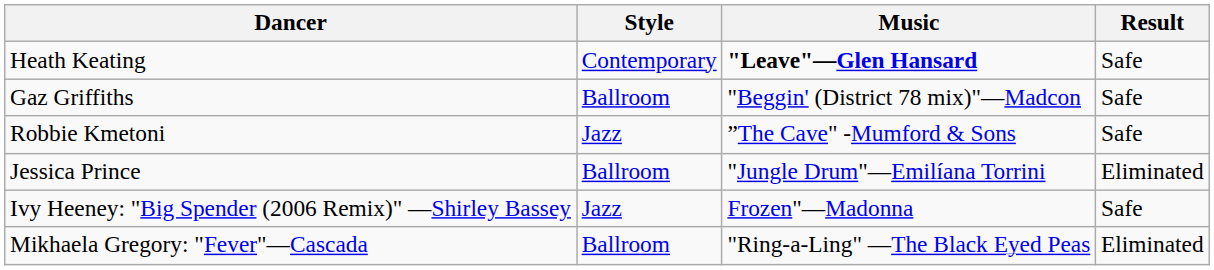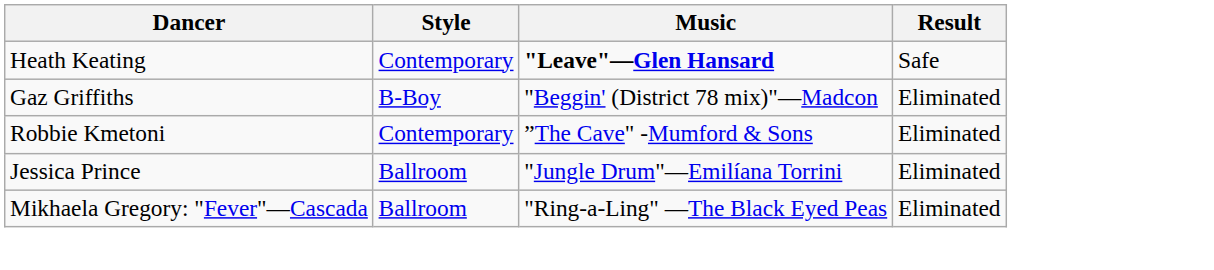(626, 97) Ballroom -> (410, 97) B-Boy
(1122, 97) Safe -> (949, 97) Eliminated
(602, 134) Jazz -> (446, 134) Contemporary
(1122, 134) Safe -> (949, 134) Eliminated
- row: (291, 208)
